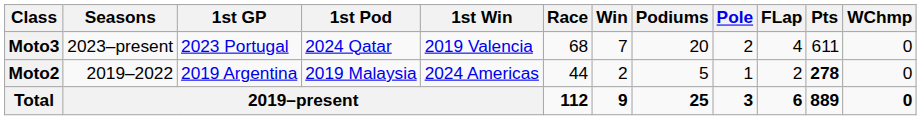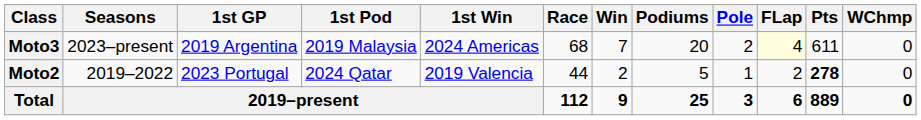(235, 45) 2023 Portugal -> (239, 45) 2019 Argentina
(348, 45) 2024 Qatar -> (361, 45) 2019 Malaysia
(479, 45) 2019 Valencia -> (482, 45) 2024 Americas
(798, 45) no background -> (798, 45) lightyellow background
(239, 73) 2019 Argentina -> (235, 73) 2023 Portugal
(361, 73) 2019 Malaysia -> (348, 73) 2024 Qatar
(482, 73) 2024 Americas -> (479, 73) 2019 Valencia
